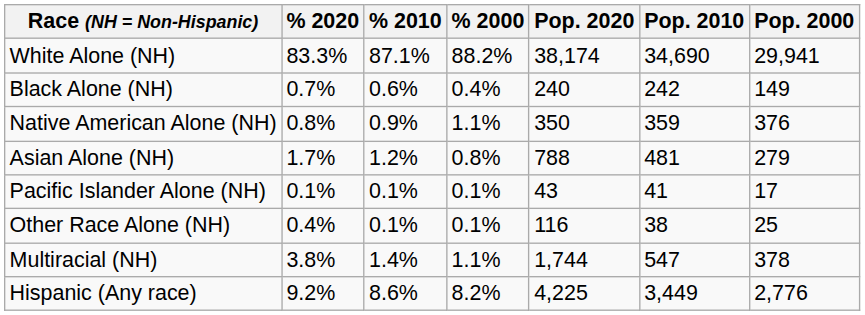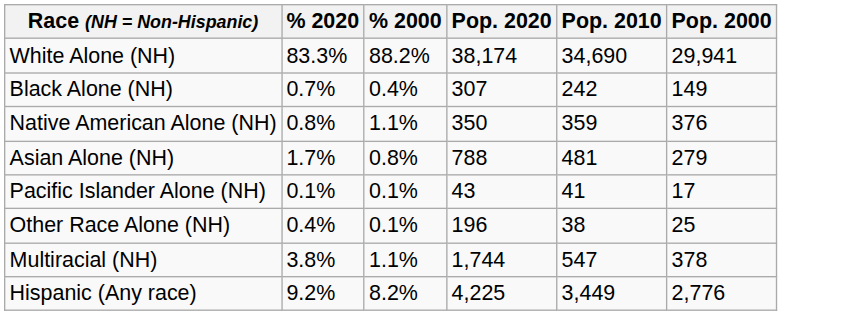- column: (405, 21)
(552, 89) 240 -> (469, 89) 307
(551, 225) 116 -> (469, 225) 196
